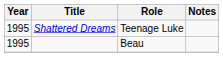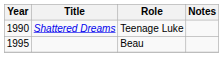(18, 28) 1995 -> (18, 28) 1990
